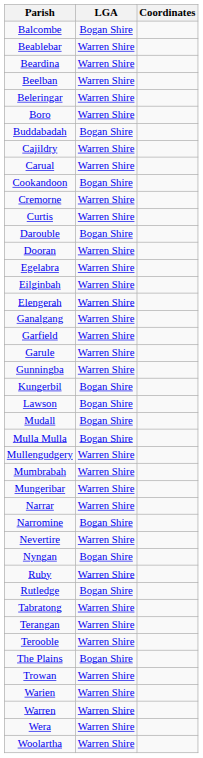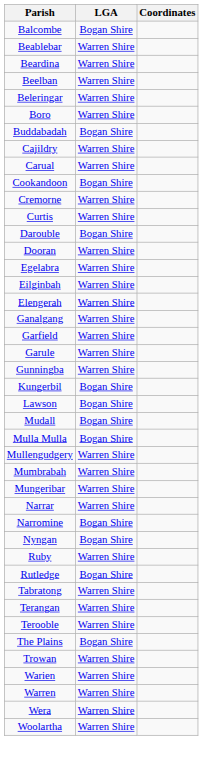- row: (40, 540)
